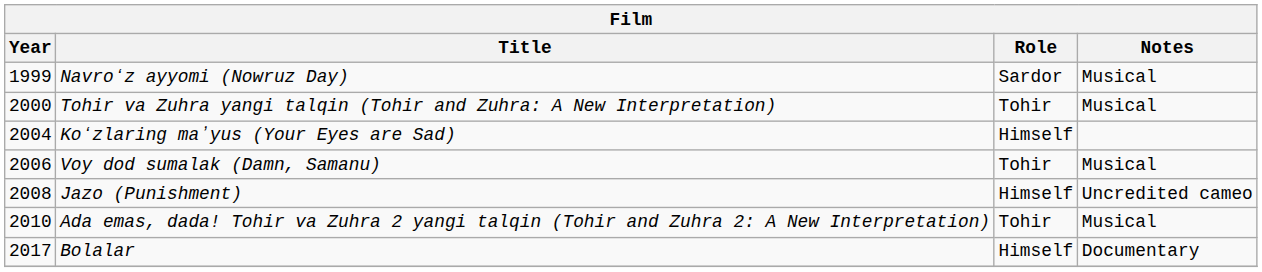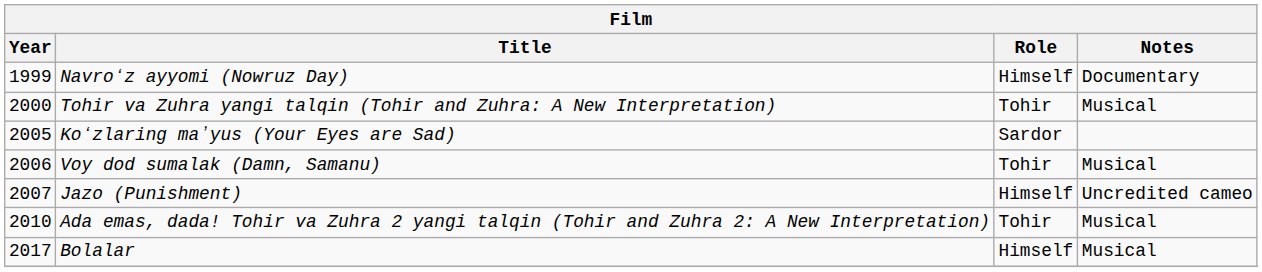(1031, 77) Sardor -> (1036, 77) Himself
(1119, 77) Musical -> (1141, 77) Documentary
(30, 135) 2004 -> (30, 135) 2005
(1036, 135) Himself -> (1031, 135) Sardor
(30, 193) 2008 -> (30, 193) 2007
(1141, 251) Documentary -> (1119, 251) Musical
